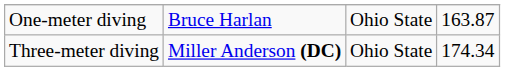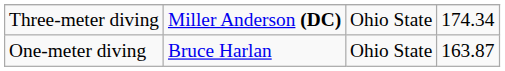rows swapped: (78, 19) <-> (84, 50)
